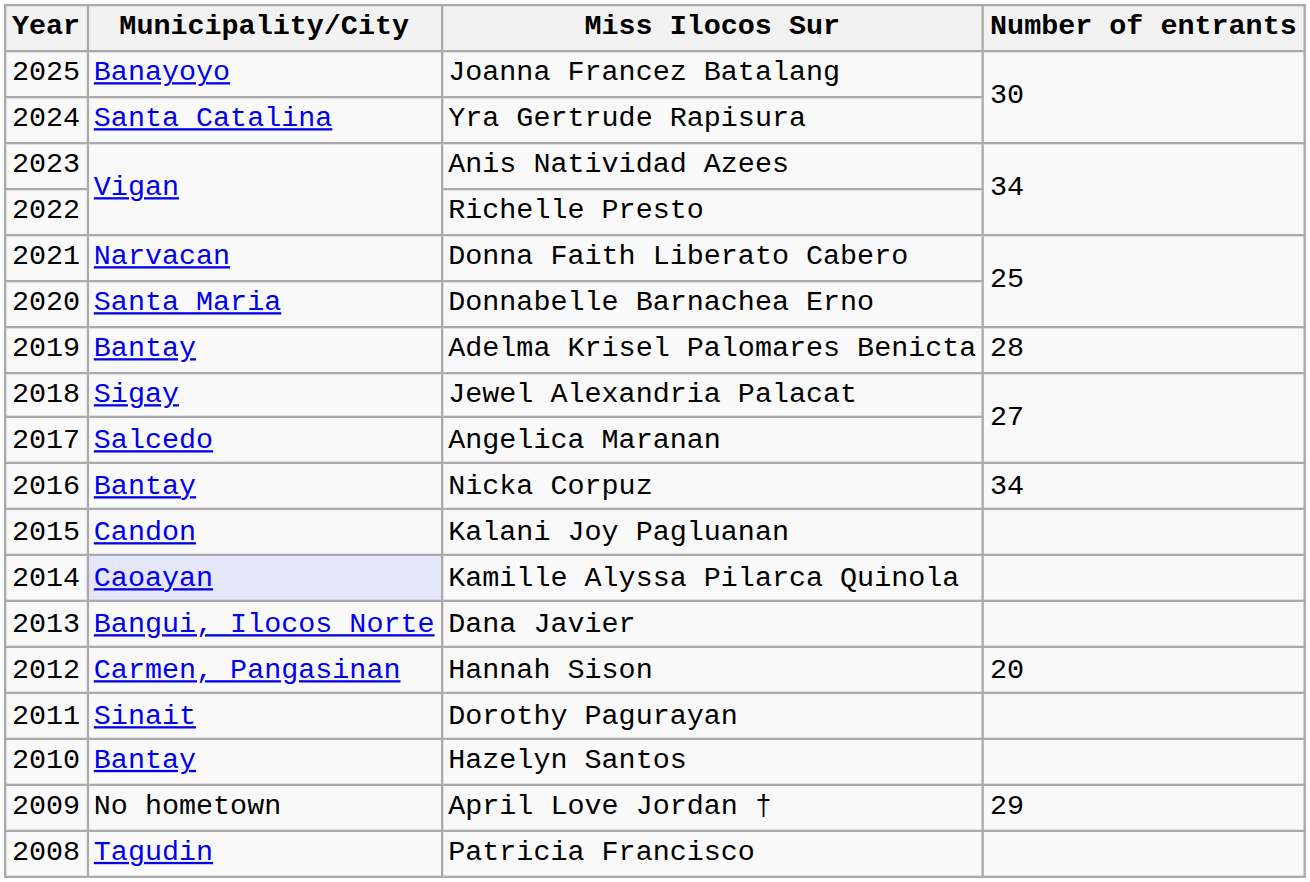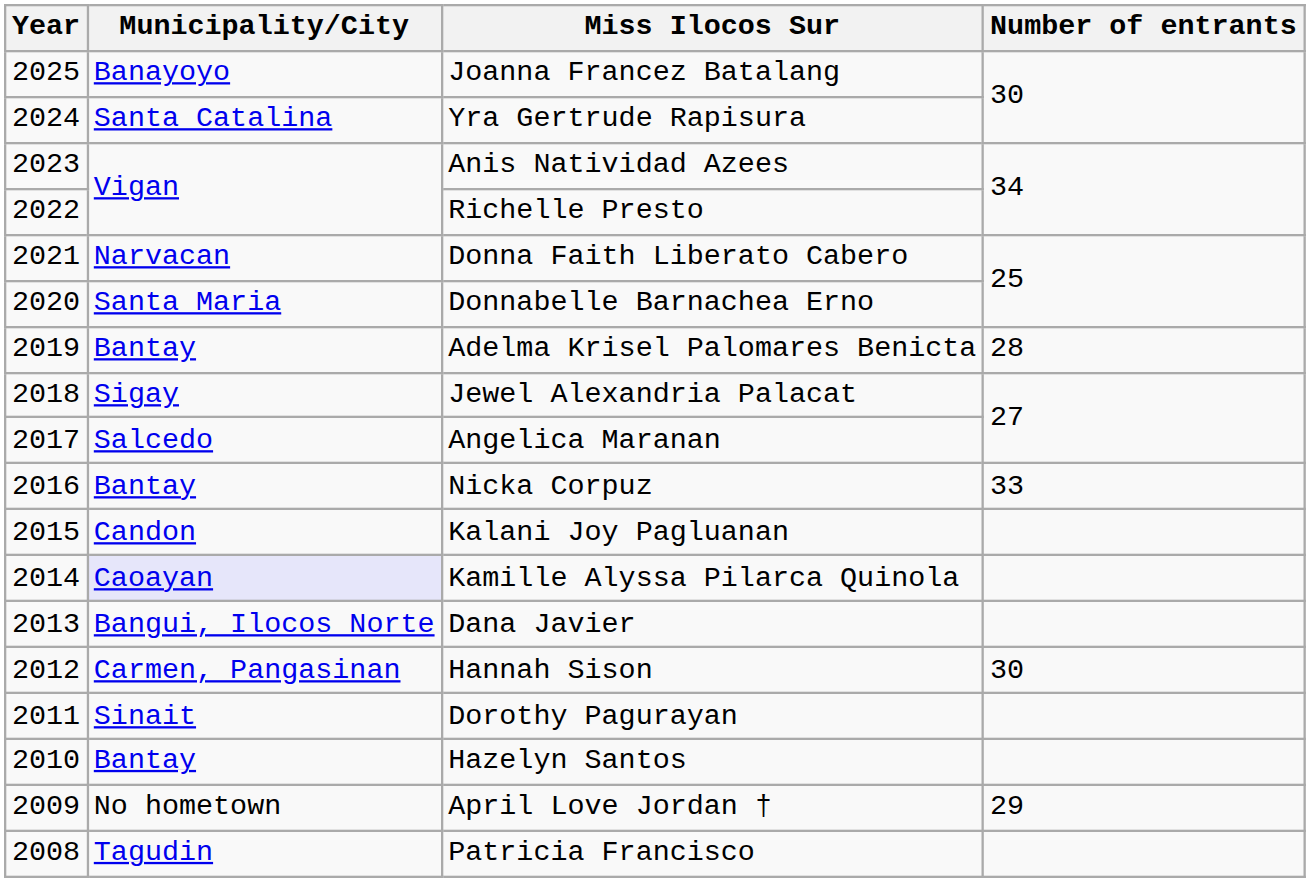(1007, 487) 34 -> (1007, 487) 33
(1007, 670) 20 -> (1007, 670) 30
